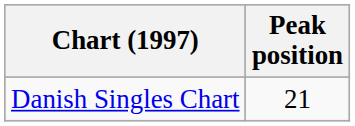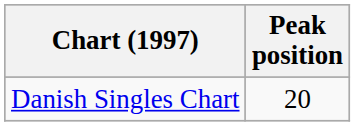(297, 98) 21 -> (297, 98) 20
